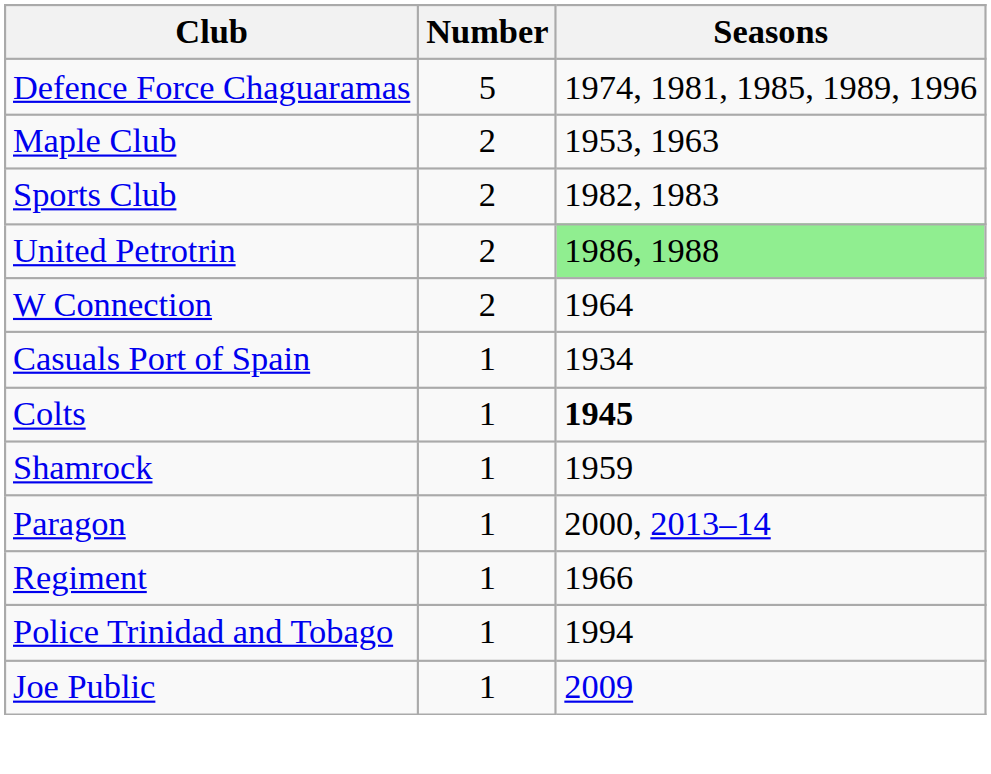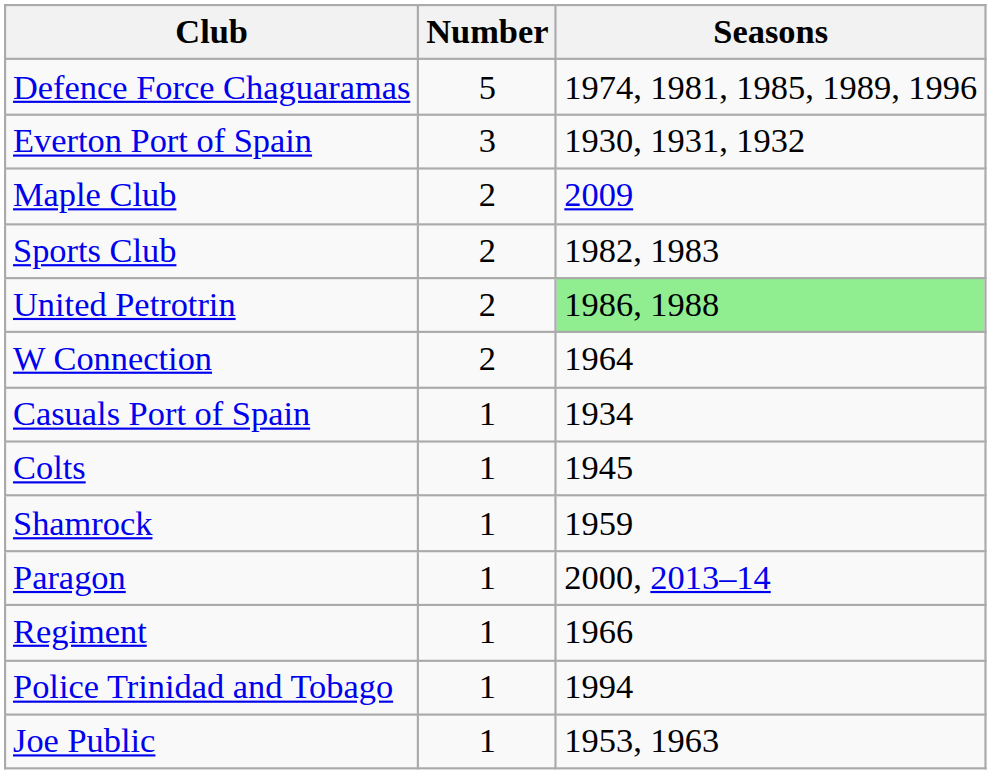+ row: (163, 140)
(642, 140) 1953, 1963 -> (599, 195) 2009
(599, 413) bold -> (599, 468) normal
(599, 686) 2009 -> (642, 741) 1953, 1963
